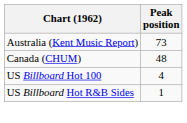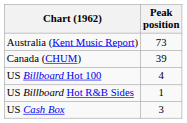(161, 59) 48 -> (161, 59) 39
+ row: (36, 110)
